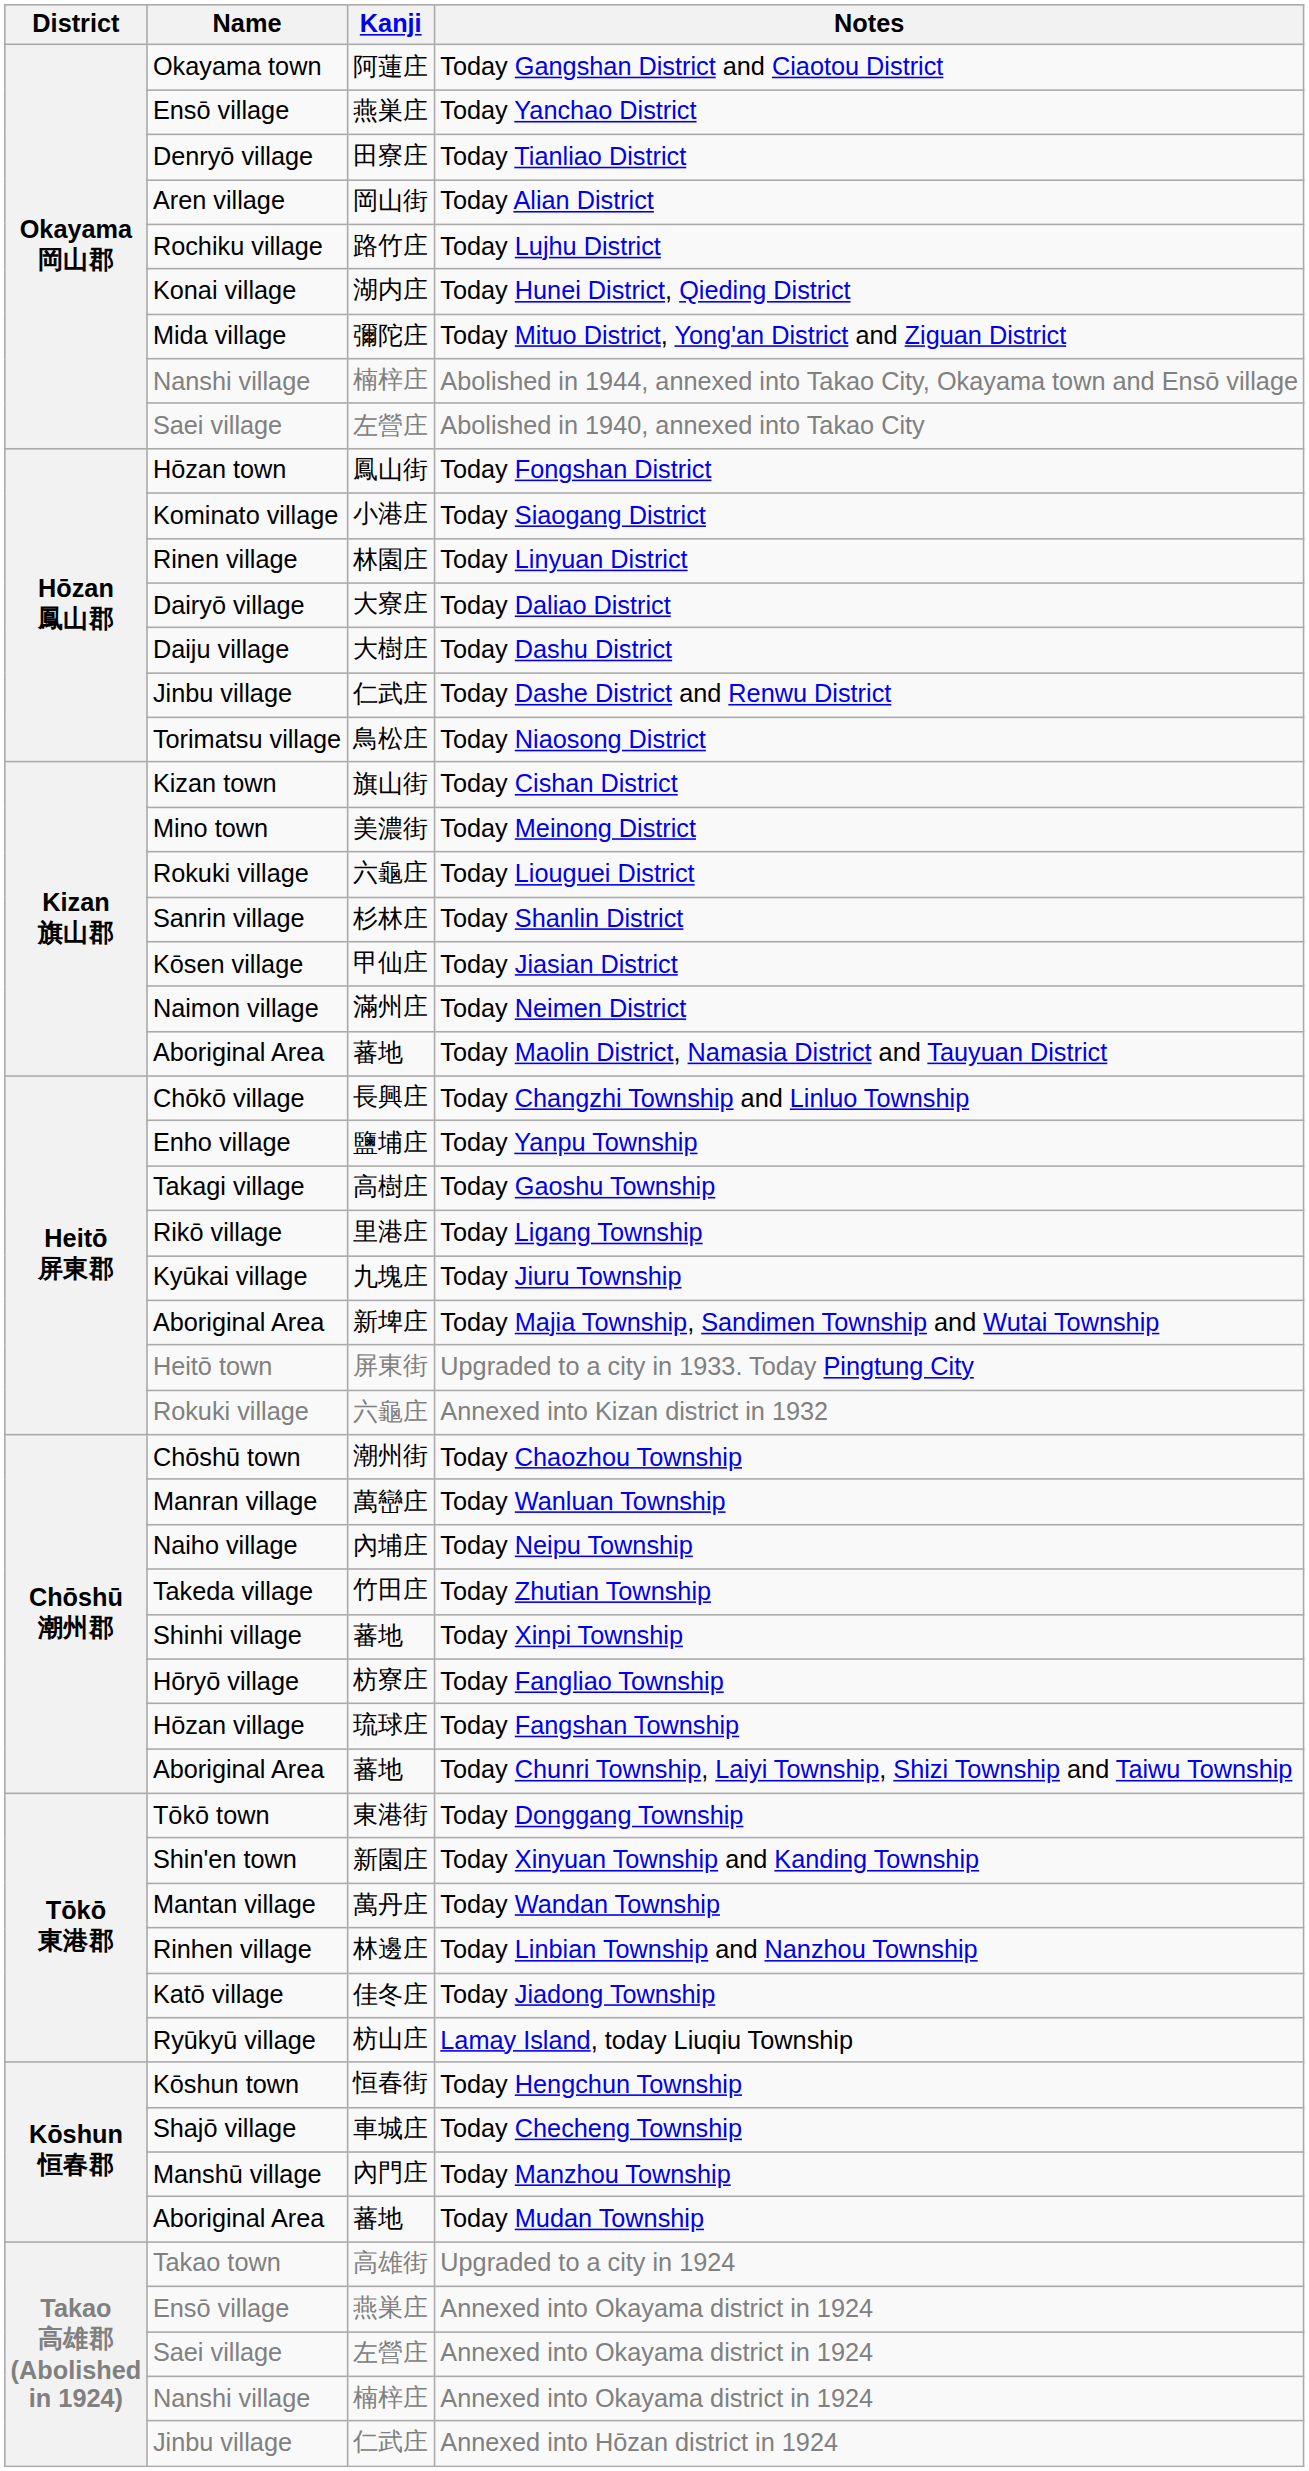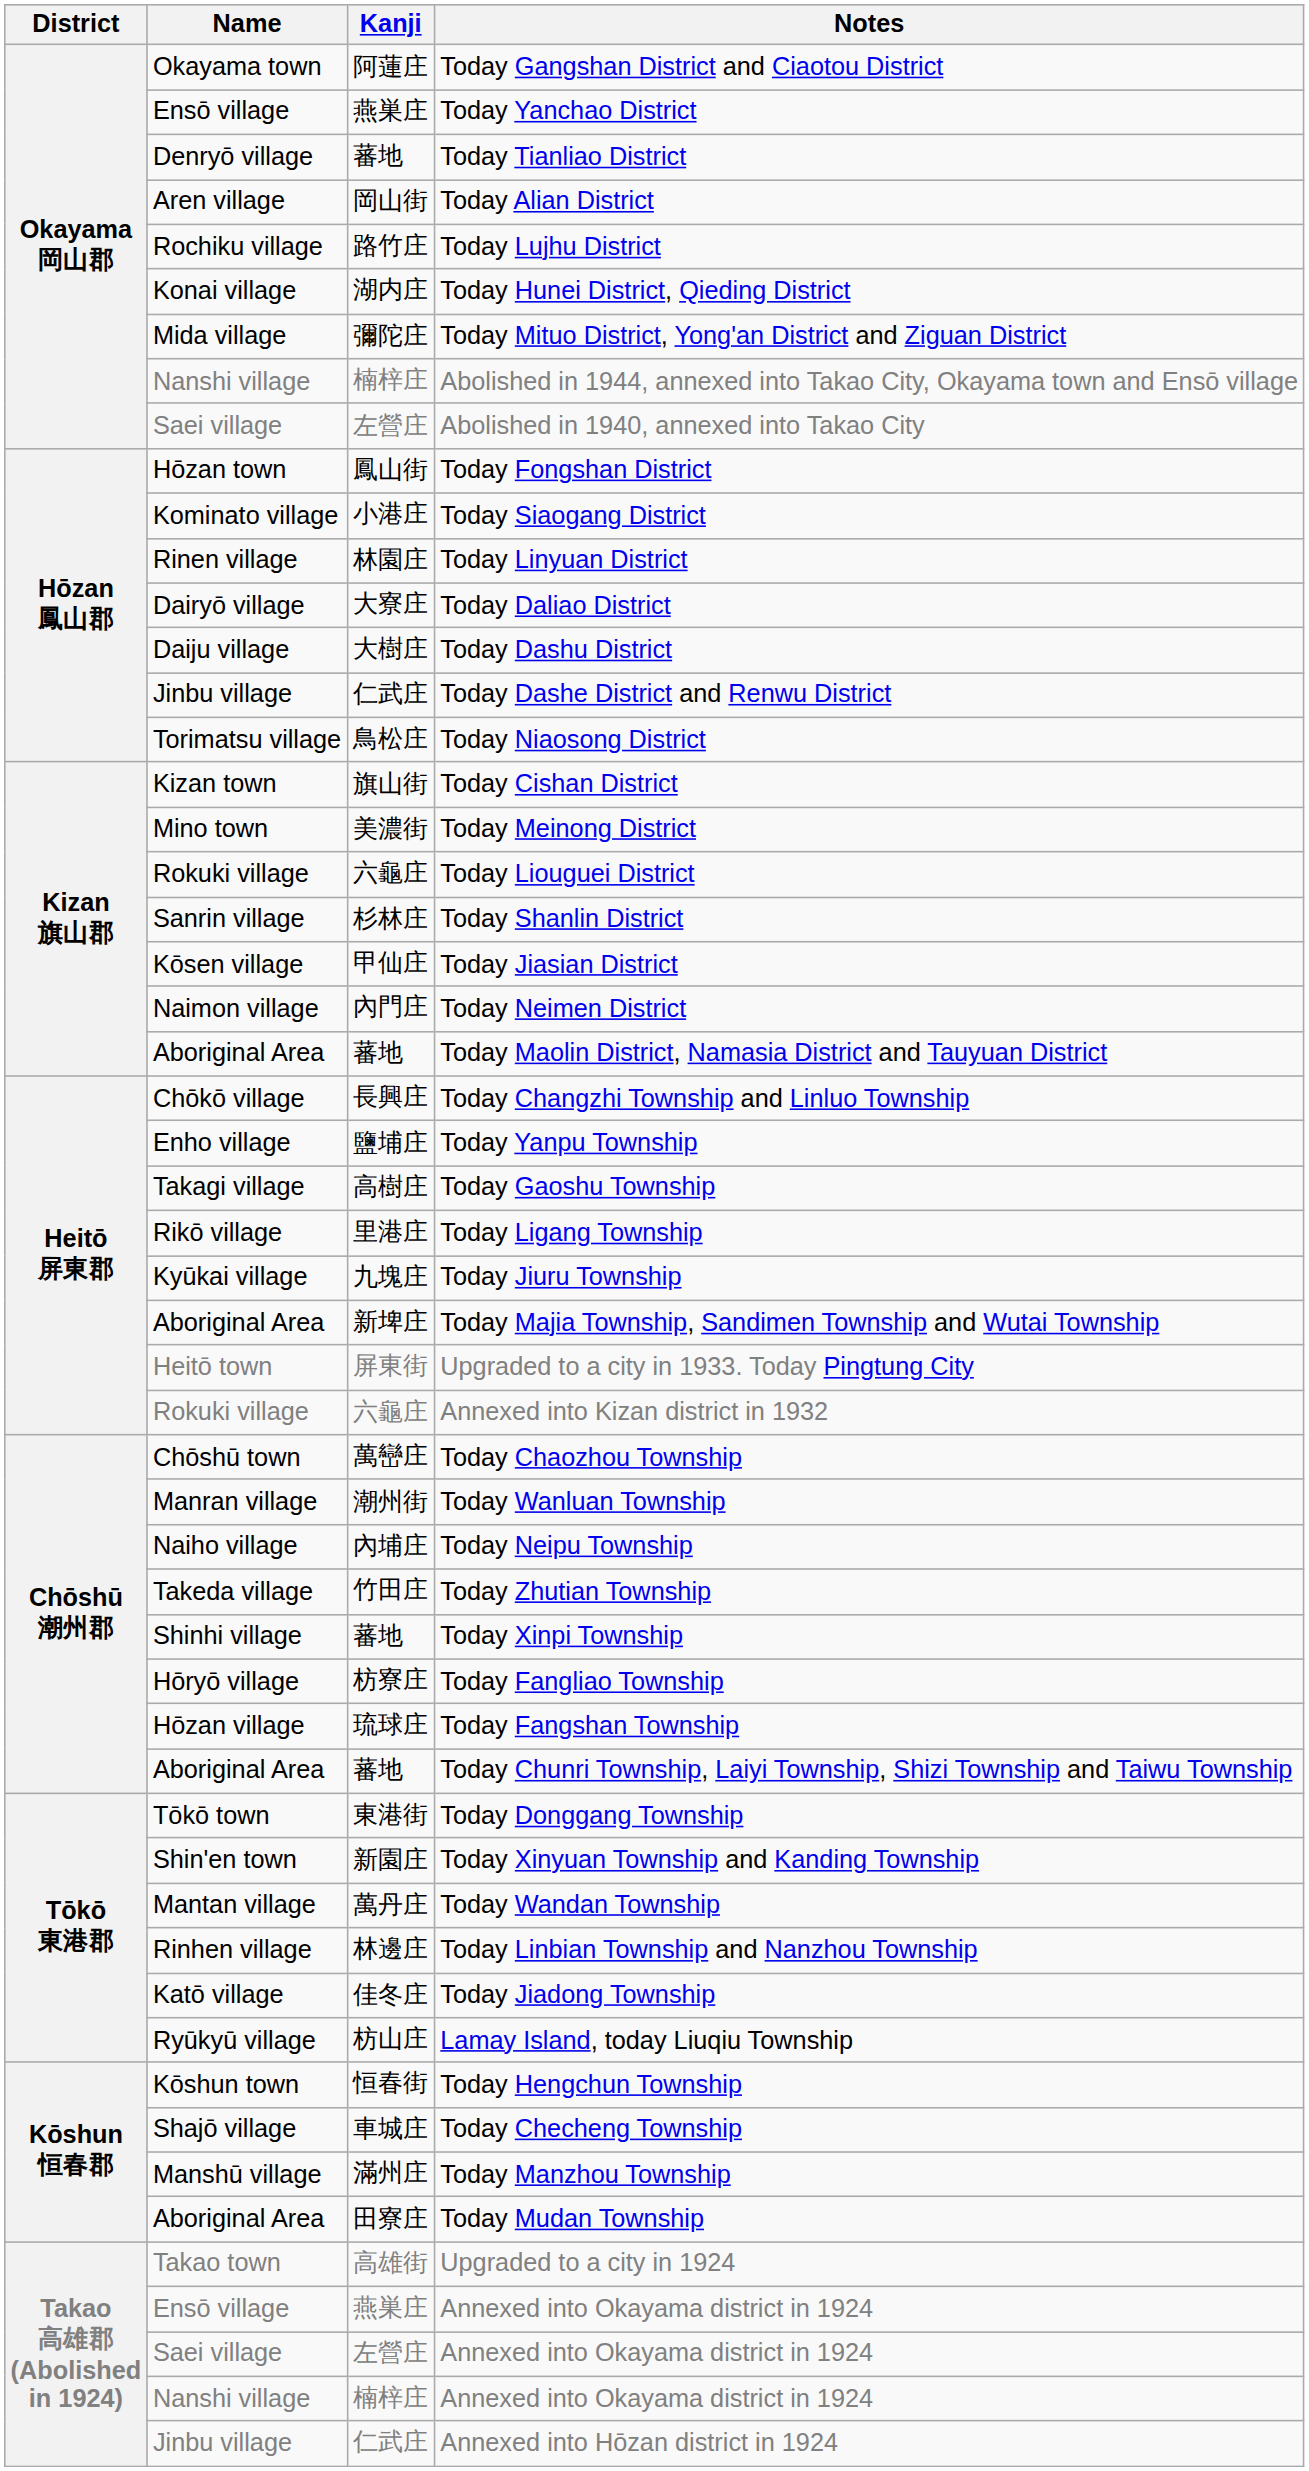(391, 155) 田寮庄 -> (378, 155) 蕃地
(391, 1007) 滿州庄 -> (391, 1007) 內門庄
(391, 1456) 潮州街 -> (391, 1456) 萬巒庄
(391, 1500) 萬巒庄 -> (391, 1500) 潮州街
(391, 2173) 內門庄 -> (391, 2173) 滿州庄
(378, 2218) 蕃地 -> (391, 2218) 田寮庄
